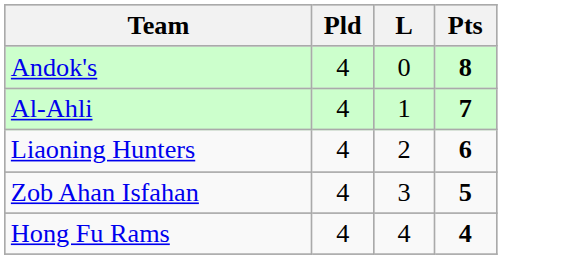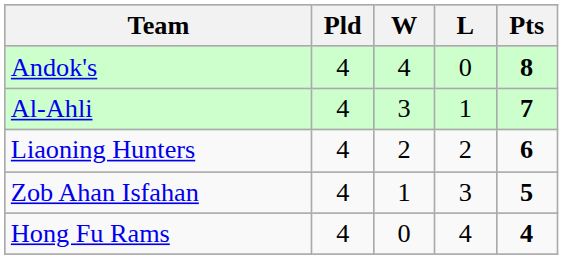+ column: (404, 25)
